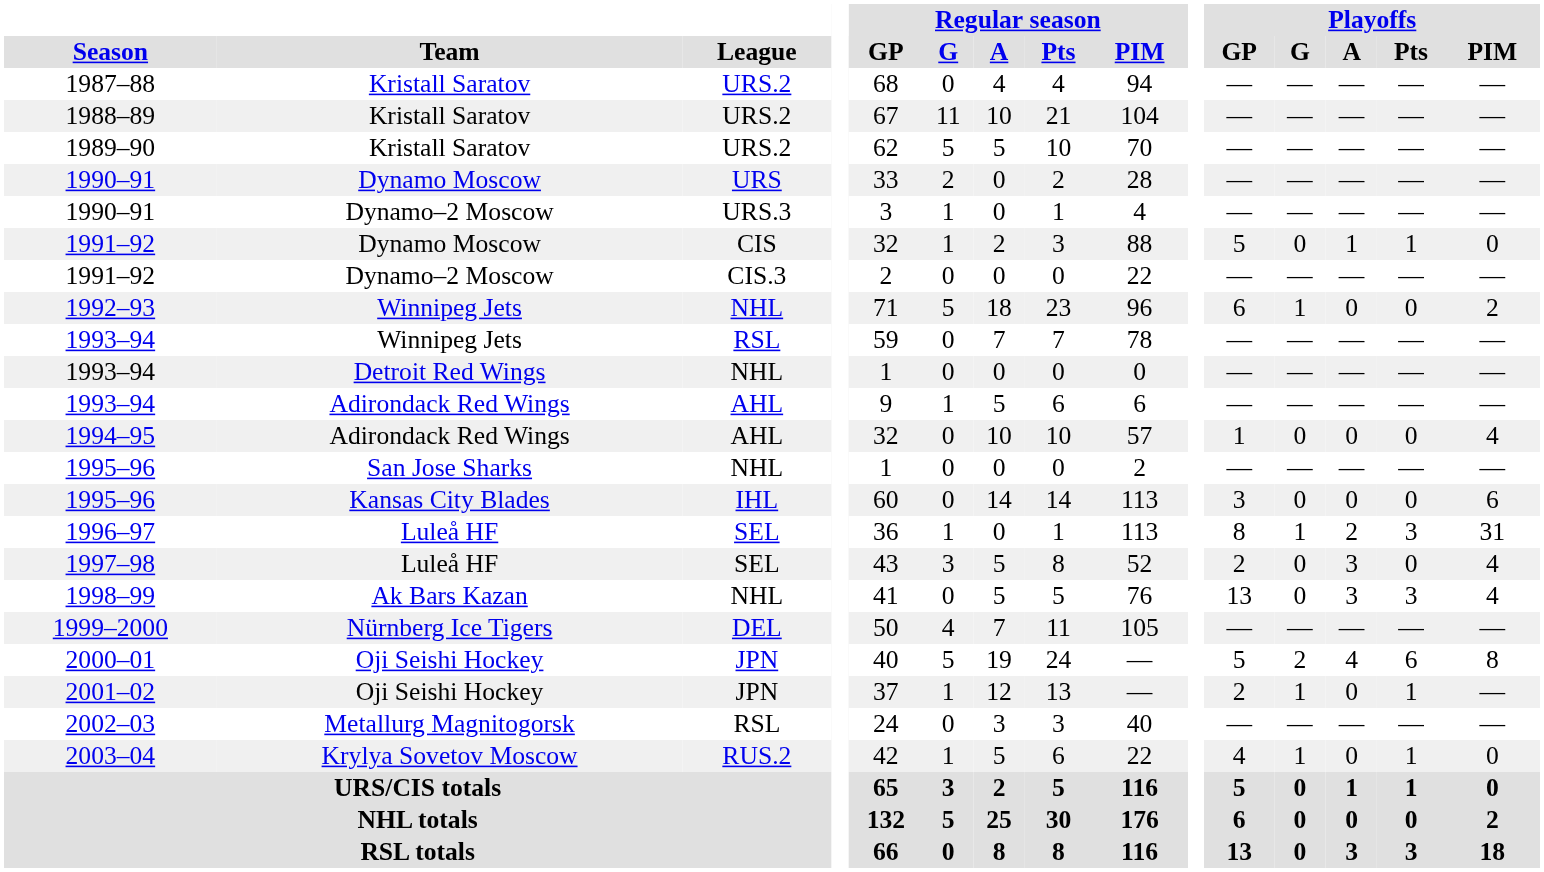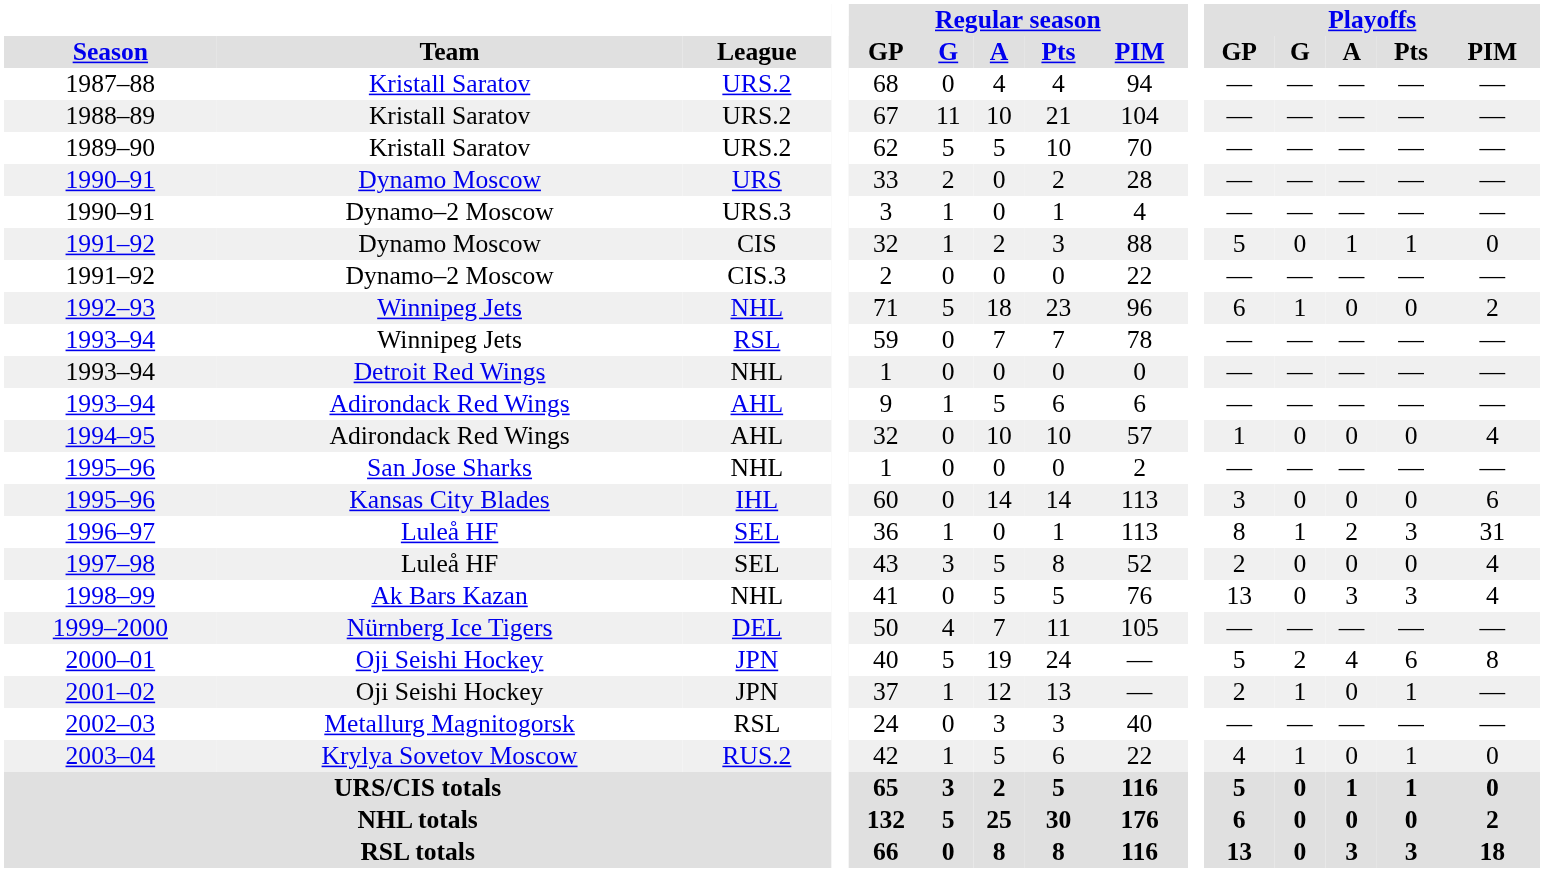(1352, 563) 3 -> (1352, 563) 0
